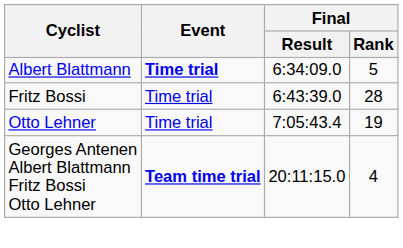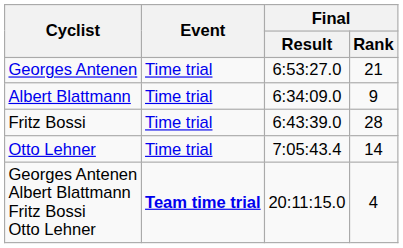+ row: (73, 70)
(182, 70) bold -> (179, 97) normal
(373, 70) 5 -> (373, 97) 9
(373, 123) 19 -> (373, 149) 14
